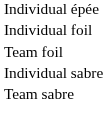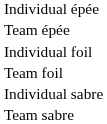+ row: (37, 30)
